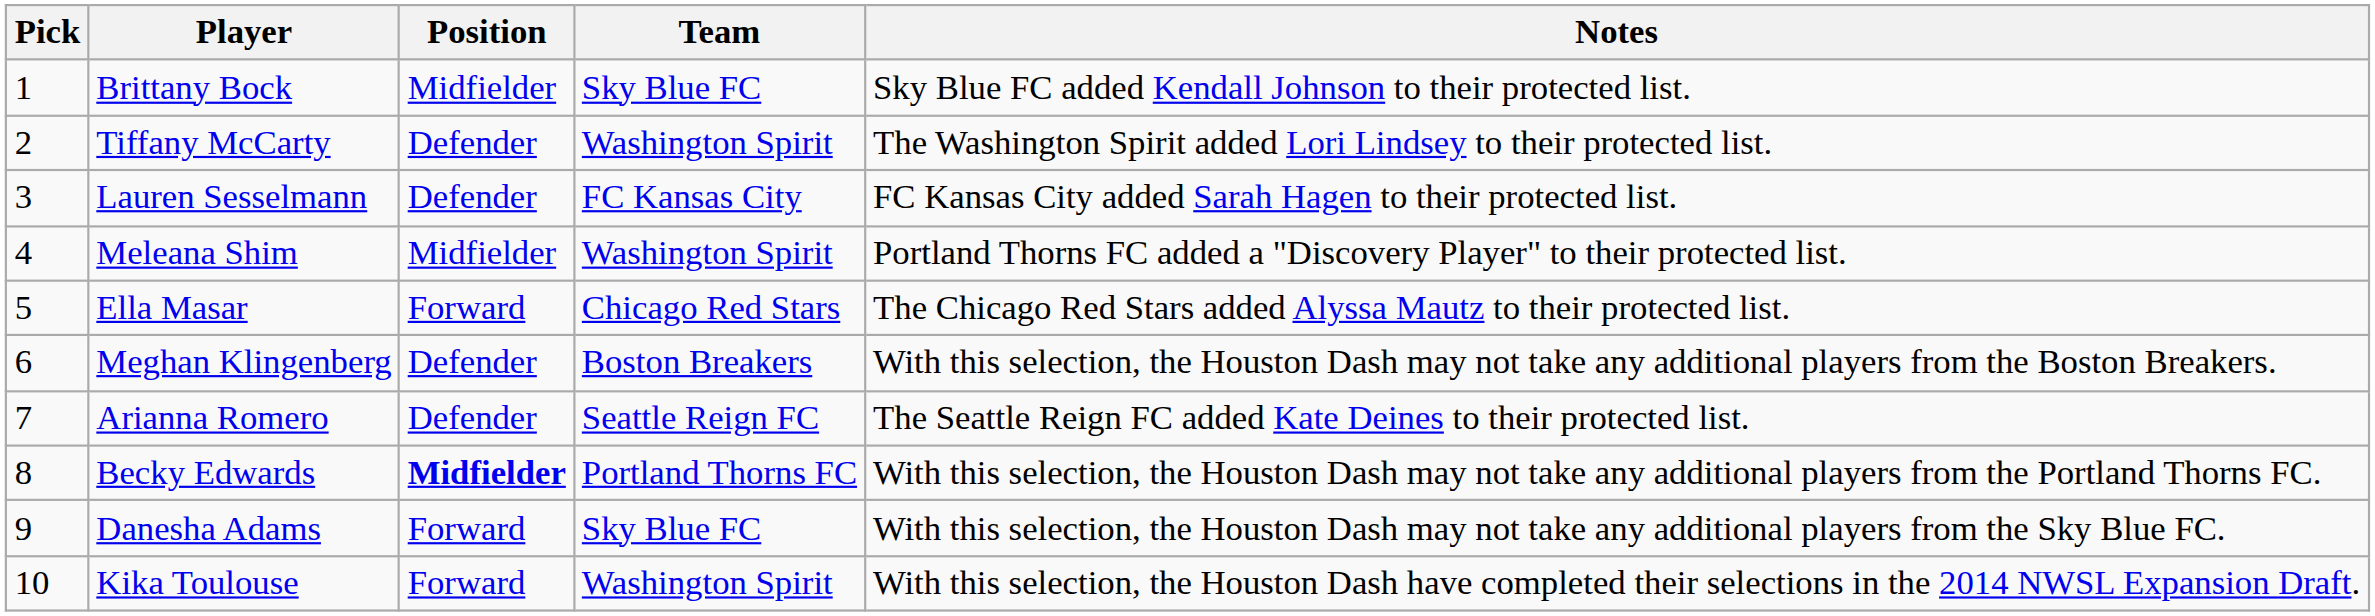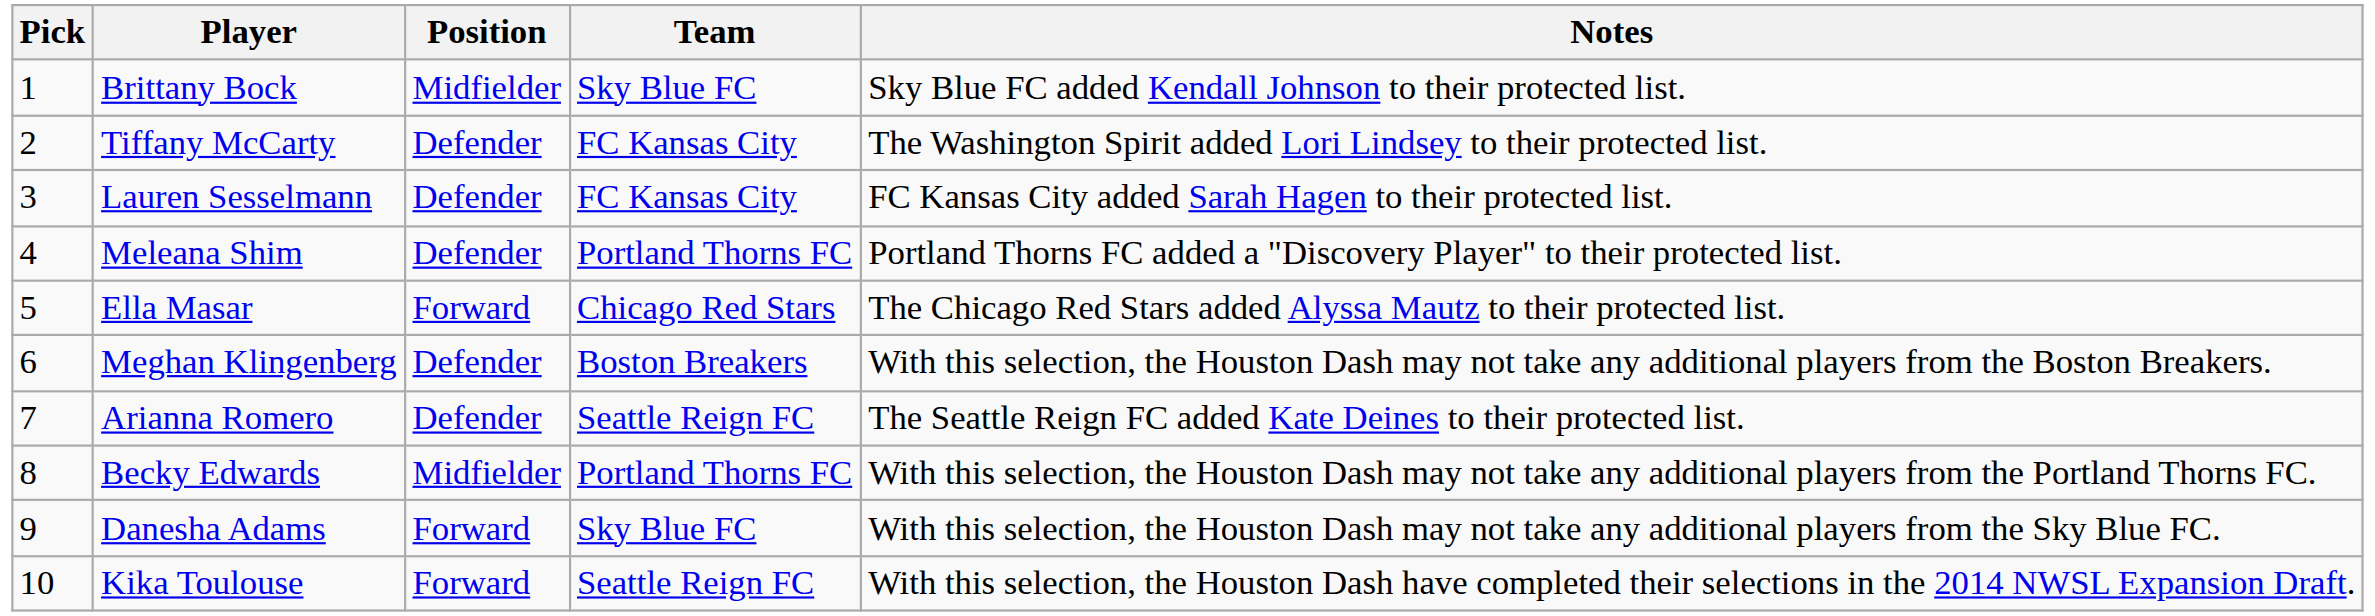(707, 142) Washington Spirit -> (687, 142) FC Kansas City
(482, 252) Midfielder -> (477, 252) Defender
(707, 252) Washington Spirit -> (715, 252) Portland Thorns FC
(487, 472) bold -> (487, 472) normal
(707, 582) Washington Spirit -> (696, 582) Seattle Reign FC
